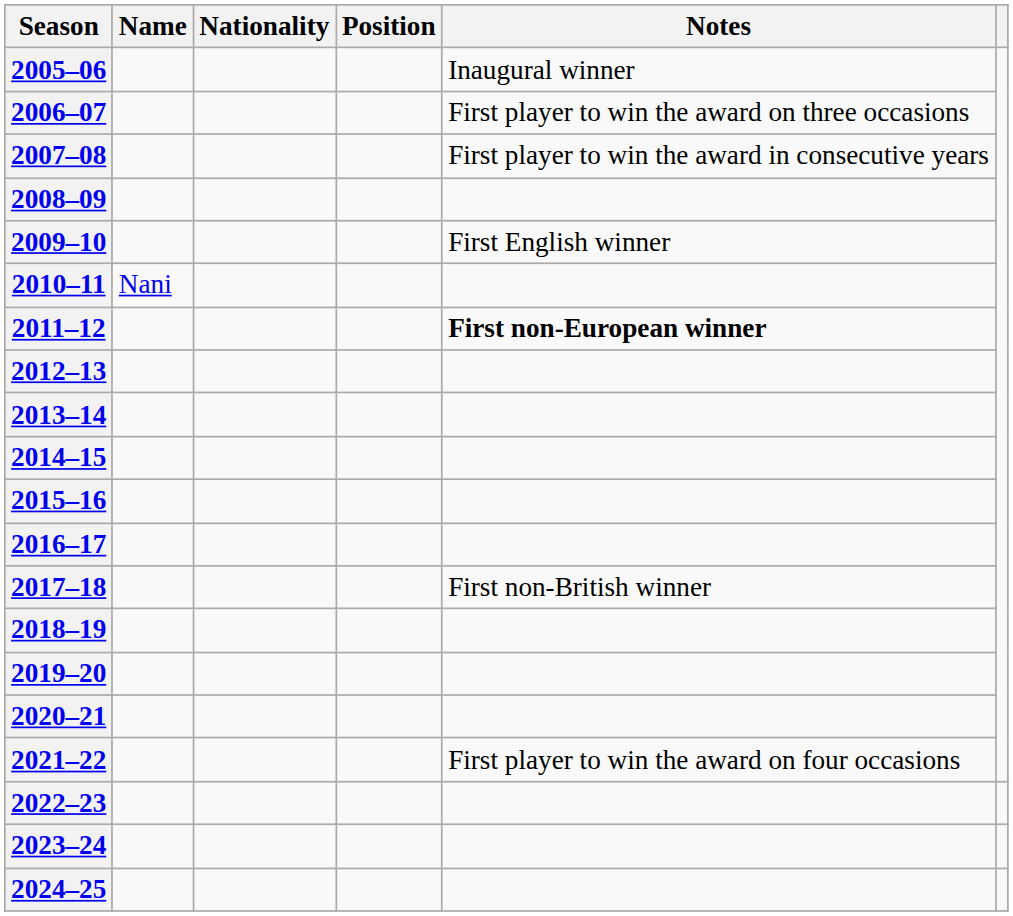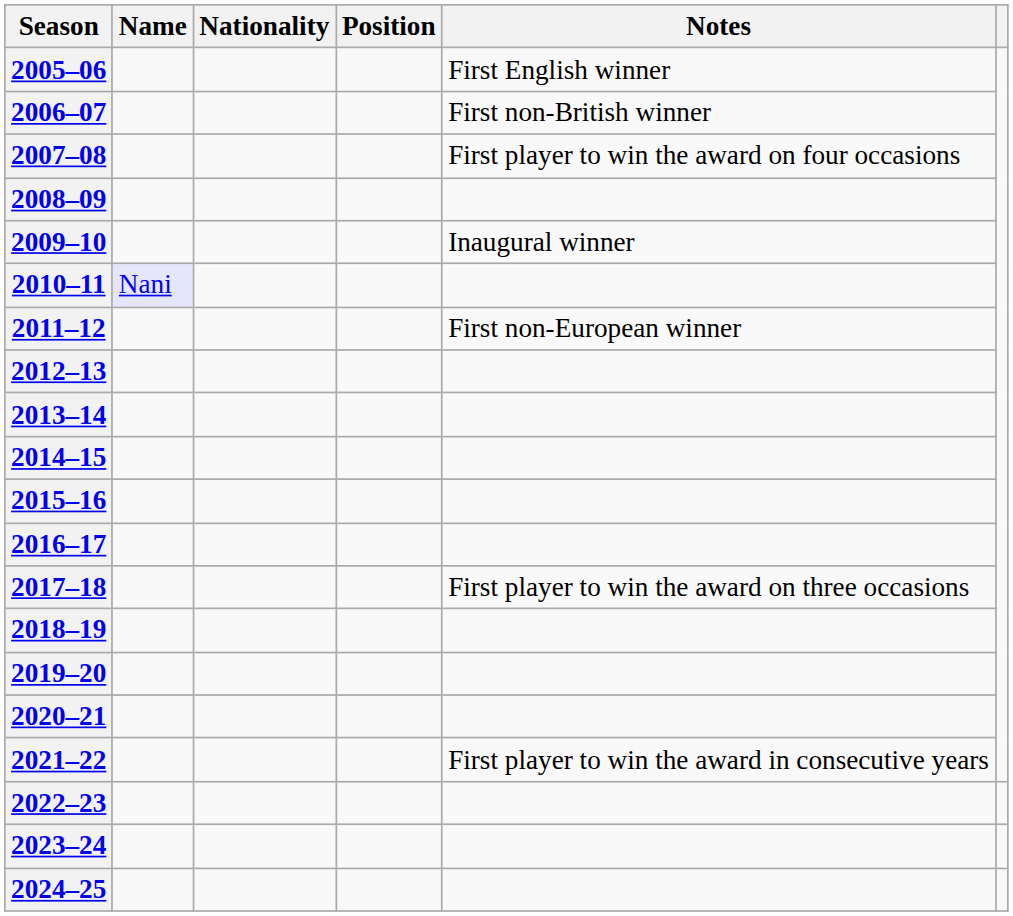(541, 69) Inaugural winner -> (559, 69) First English winner
(709, 112) First player to win the award on three occasions -> (580, 112) First non-British winner
(719, 155) First player to win the award in consecutive years -> (704, 155) First player to win the award on four occasions
(559, 241) First English winner -> (541, 241) Inaugural winner
(145, 284) no background -> (145, 284) lavender background
(607, 328) bold -> (595, 328) normal
(580, 586) First non-British winner -> (709, 586) First player to win the award on three occasions
(704, 759) First player to win the award on four occasions -> (719, 759) First player to win the award in consecutive years
